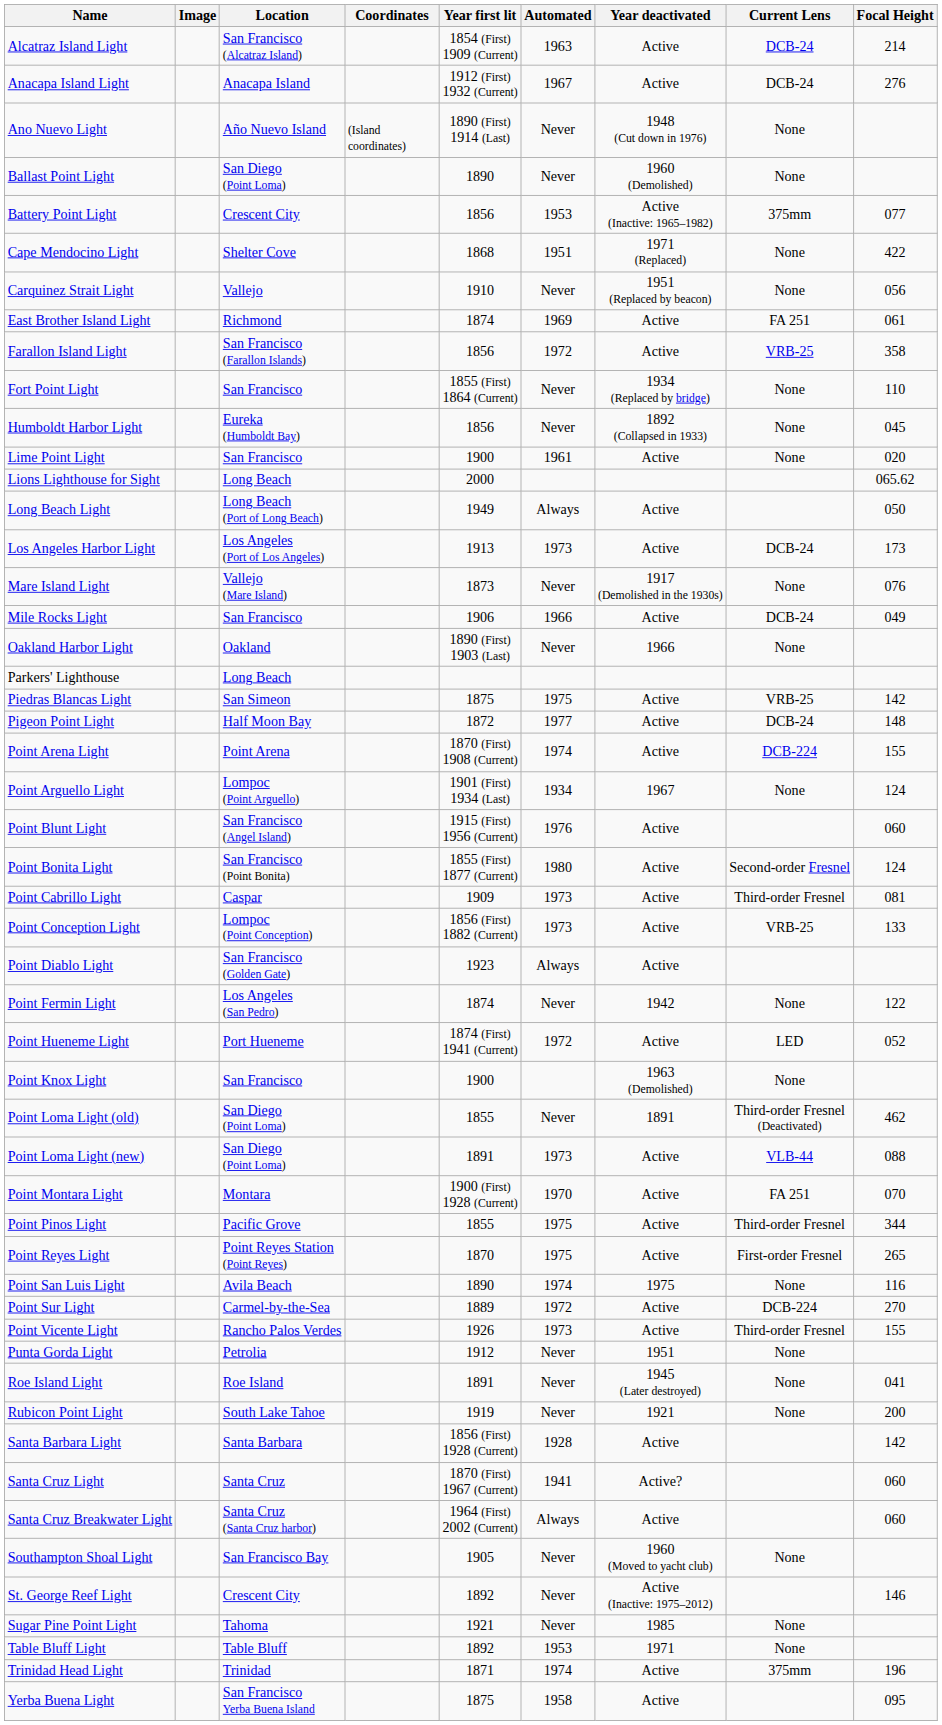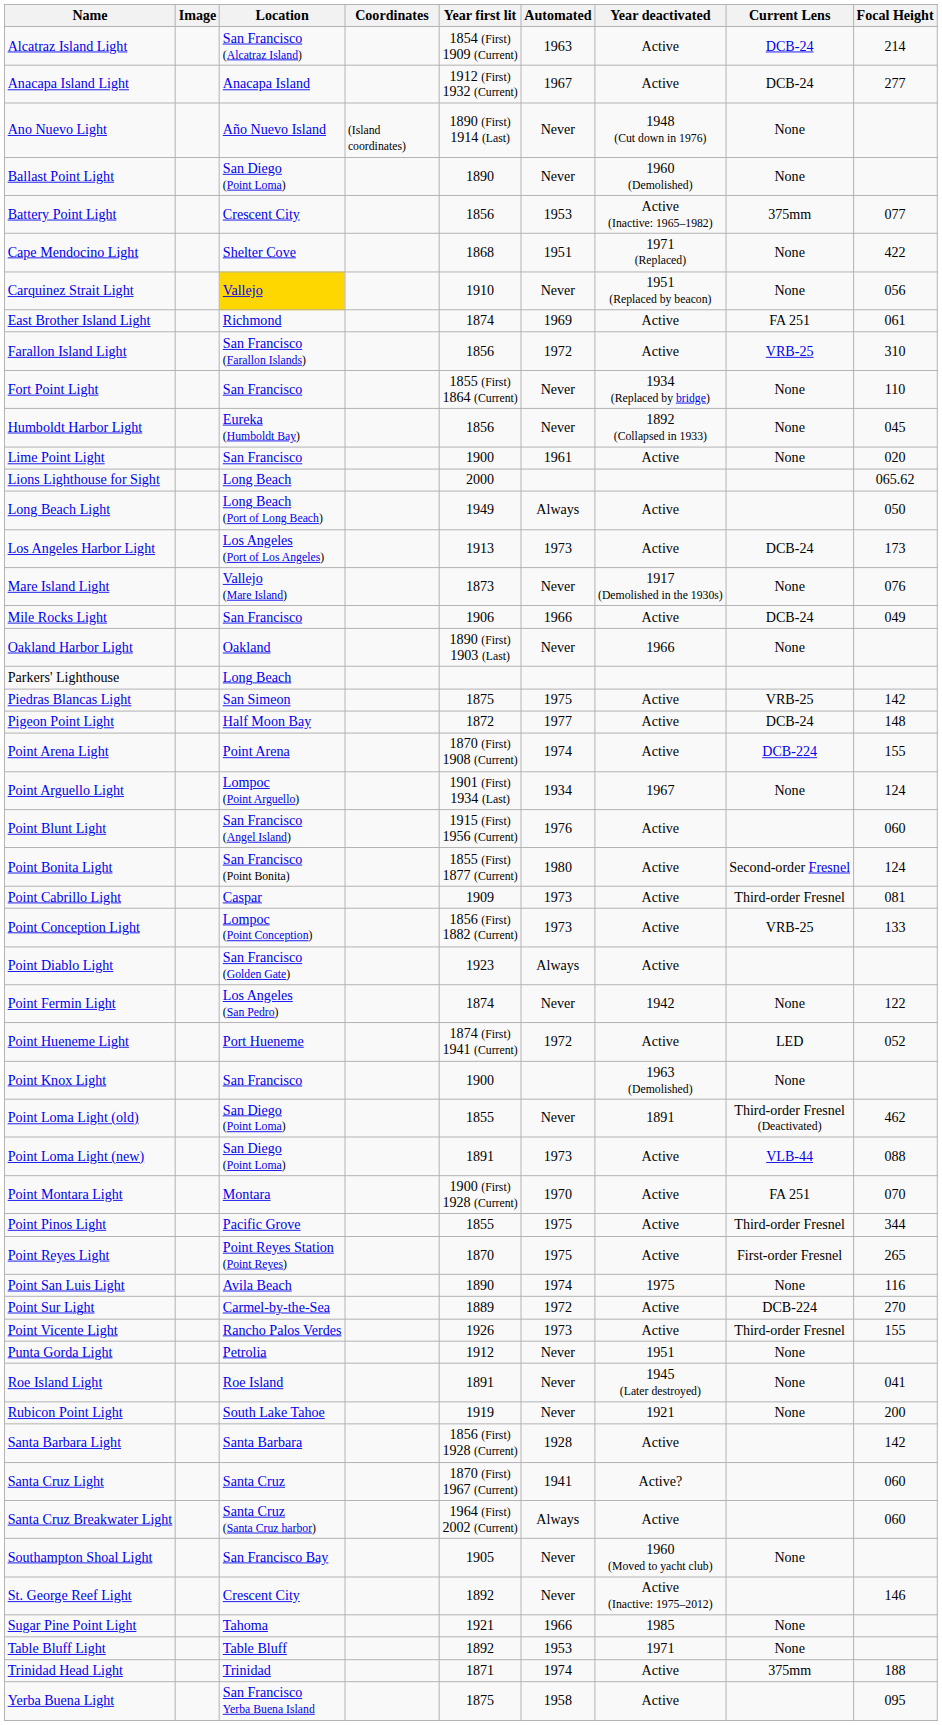(895, 84) 276 -> (895, 84) 277
(243, 290) no background -> (243, 290) gold background
(895, 351) 358 -> (895, 351) 310
(558, 1626) Never -> (558, 1626) 1966
(895, 1670) 196 -> (895, 1670) 188
